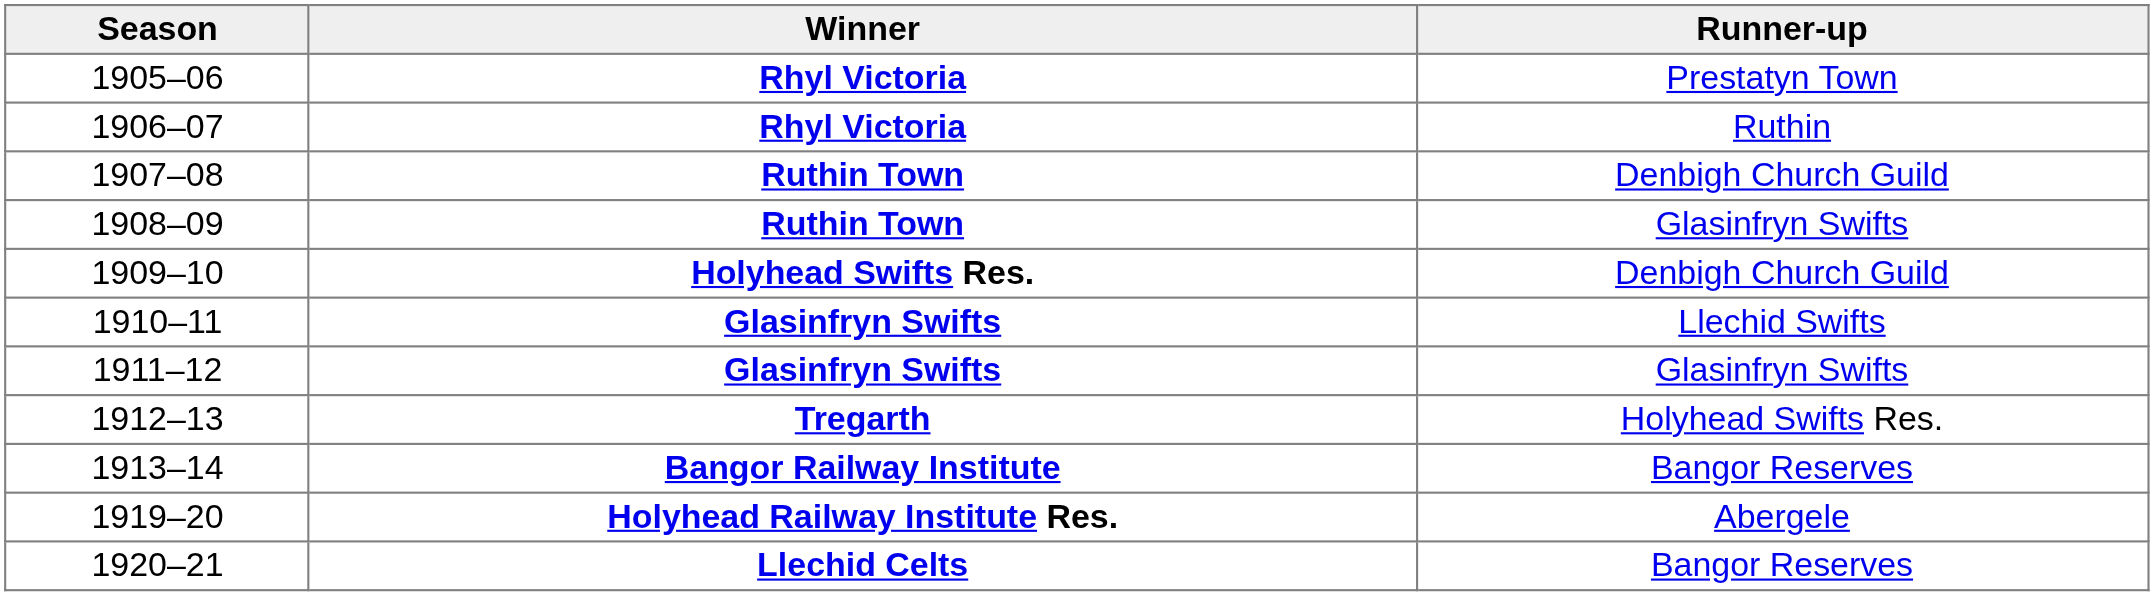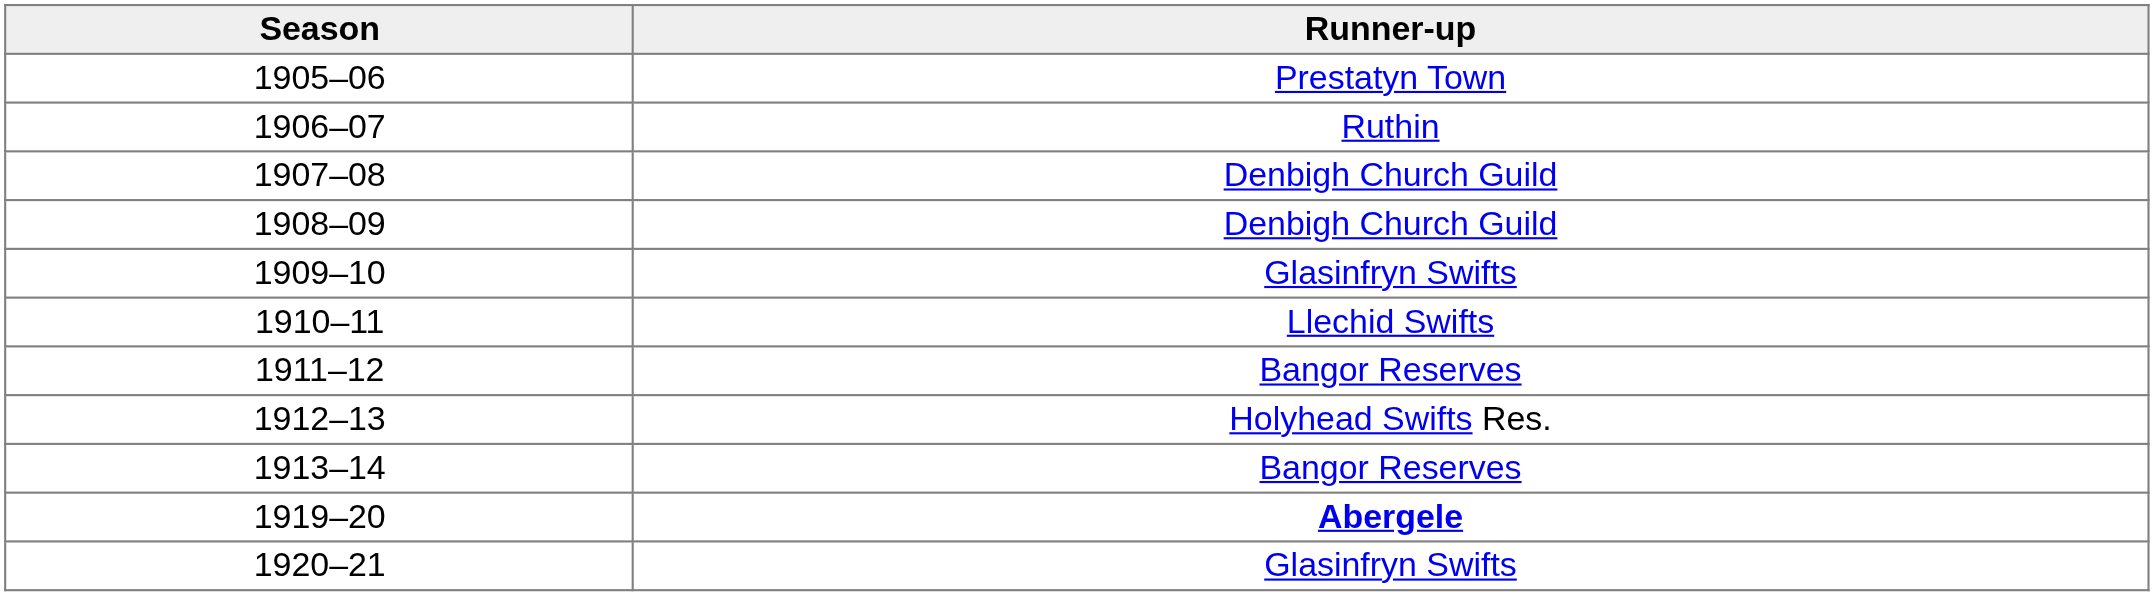- column: (863, 28)
(1782, 223) Glasinfryn Swifts -> (1391, 223) Denbigh Church Guild
(1782, 272) Denbigh Church Guild -> (1391, 272) Glasinfryn Swifts
(1782, 370) Glasinfryn Swifts -> (1391, 370) Bangor Reserves
(1782, 516) normal -> (1391, 516) bold
(1782, 565) Bangor Reserves -> (1391, 565) Glasinfryn Swifts
